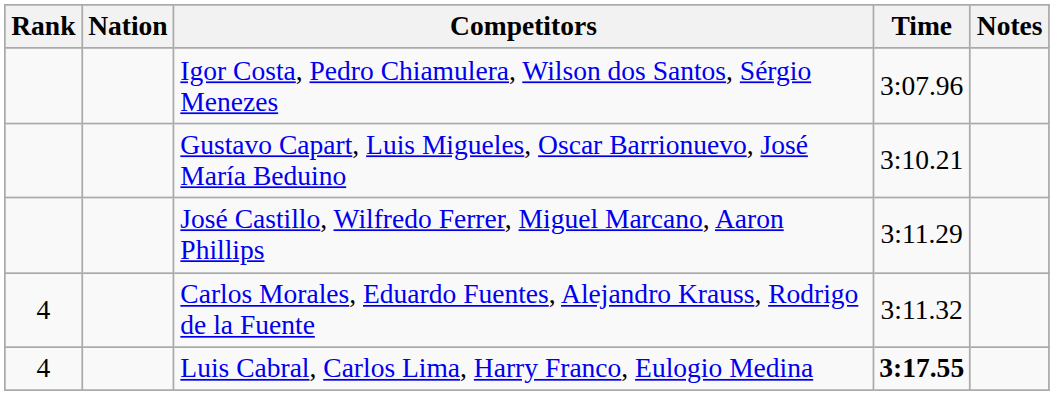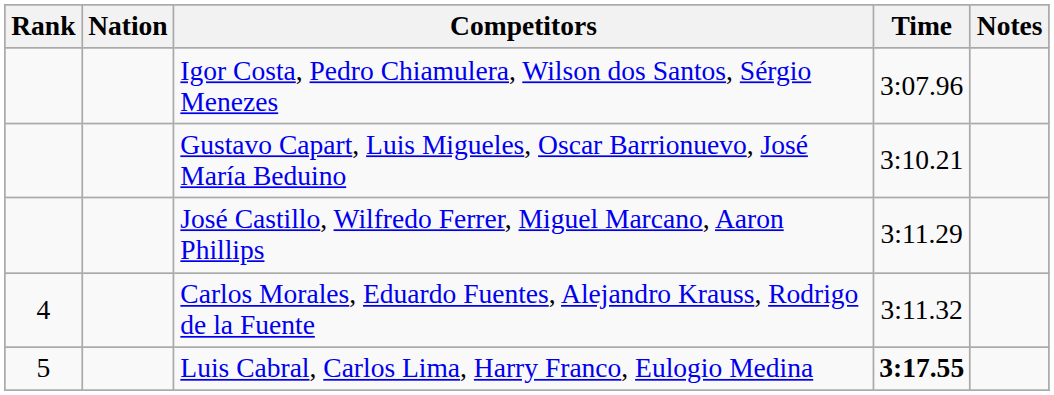(43, 368) 4 -> (43, 368) 5
